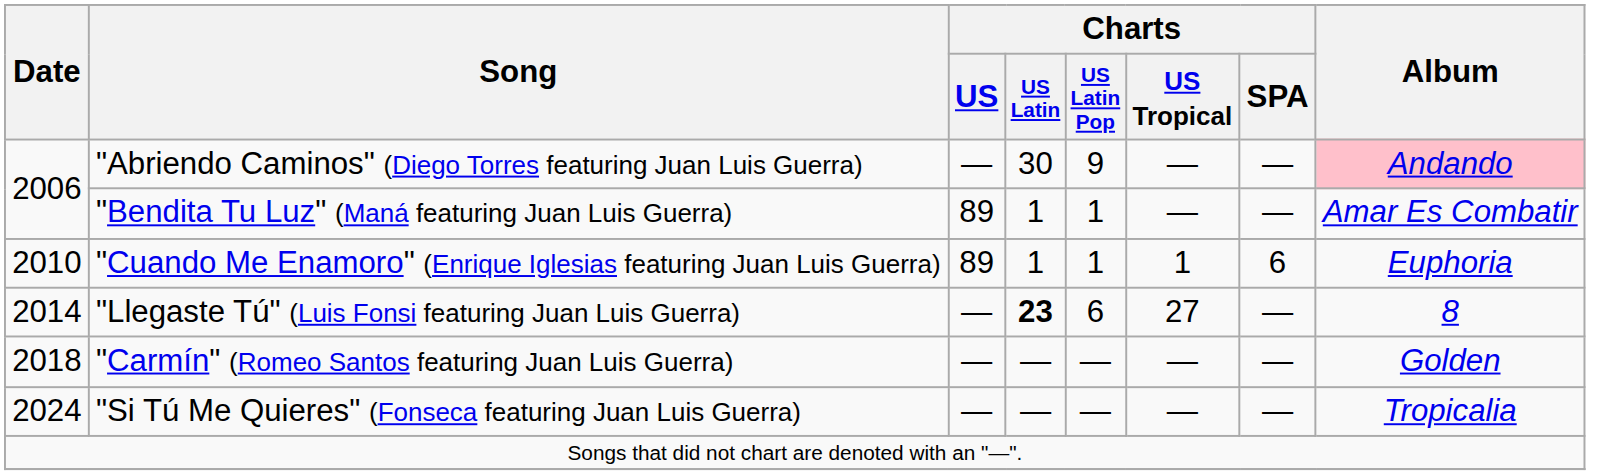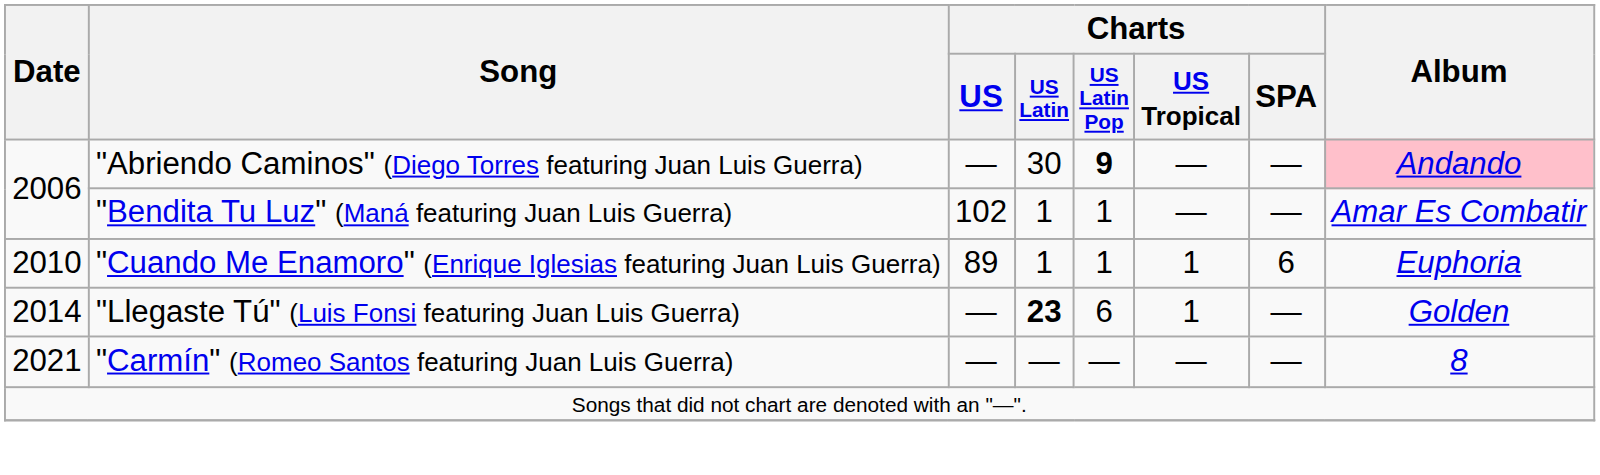(1095, 163) normal -> (1104, 163) bold
(977, 212) 89 -> (981, 212) 102
(1182, 311) 27 -> (1191, 311) 1
(1450, 311) 8 -> (1459, 311) Golden
(47, 361) 2018 -> (47, 361) 2021
(1450, 361) Golden -> (1459, 361) 8
- row: (448, 410)
